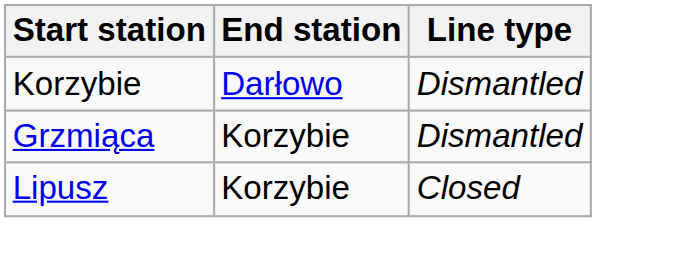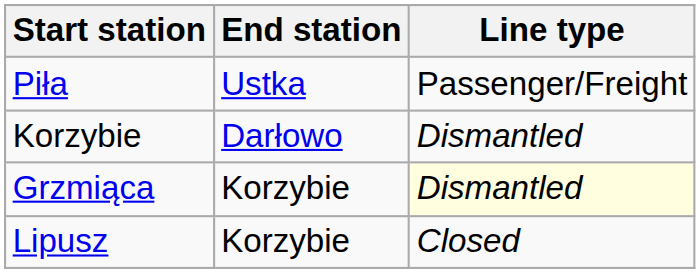+ row: (40, 83)
(500, 135) no background -> (500, 188) lightyellow background
